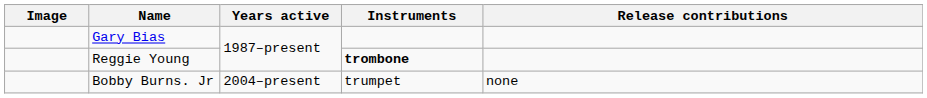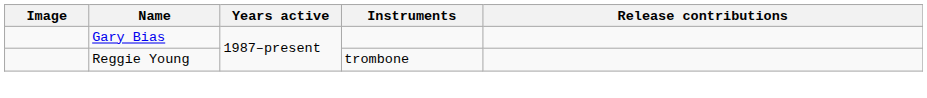(377, 60) bold -> (377, 60) normal
- row: (153, 82)
